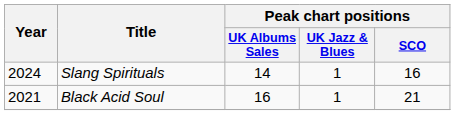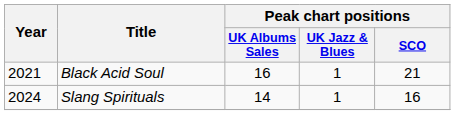rows swapped: (112, 97) <-> (113, 73)
